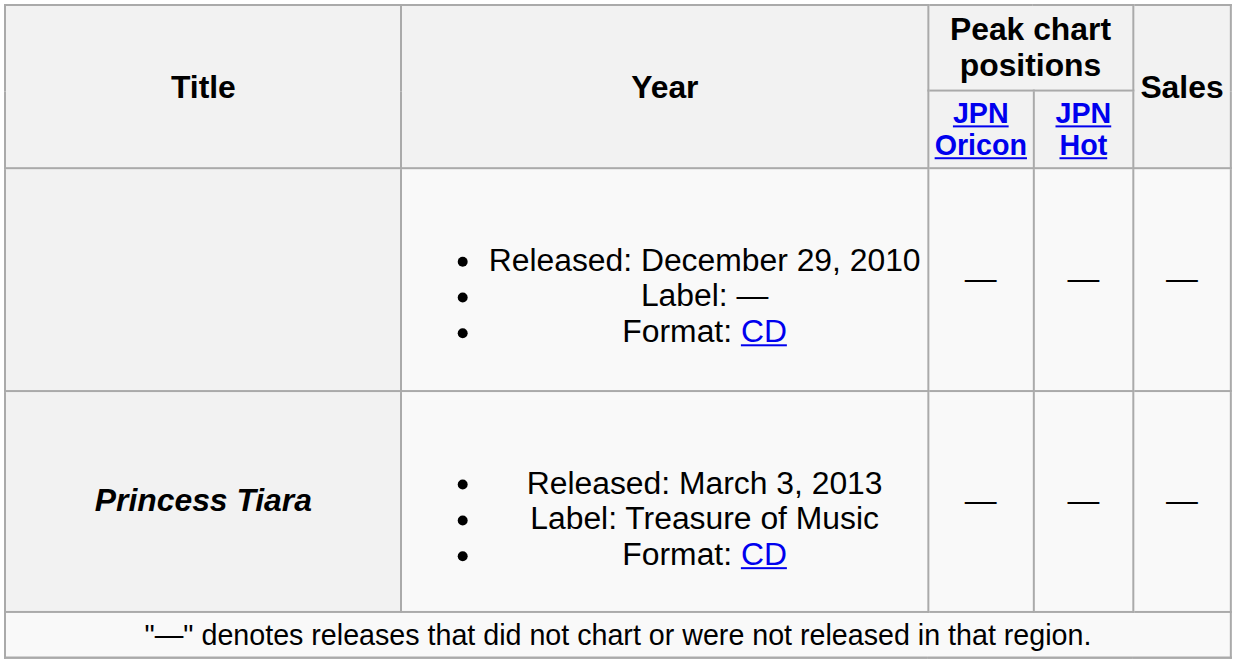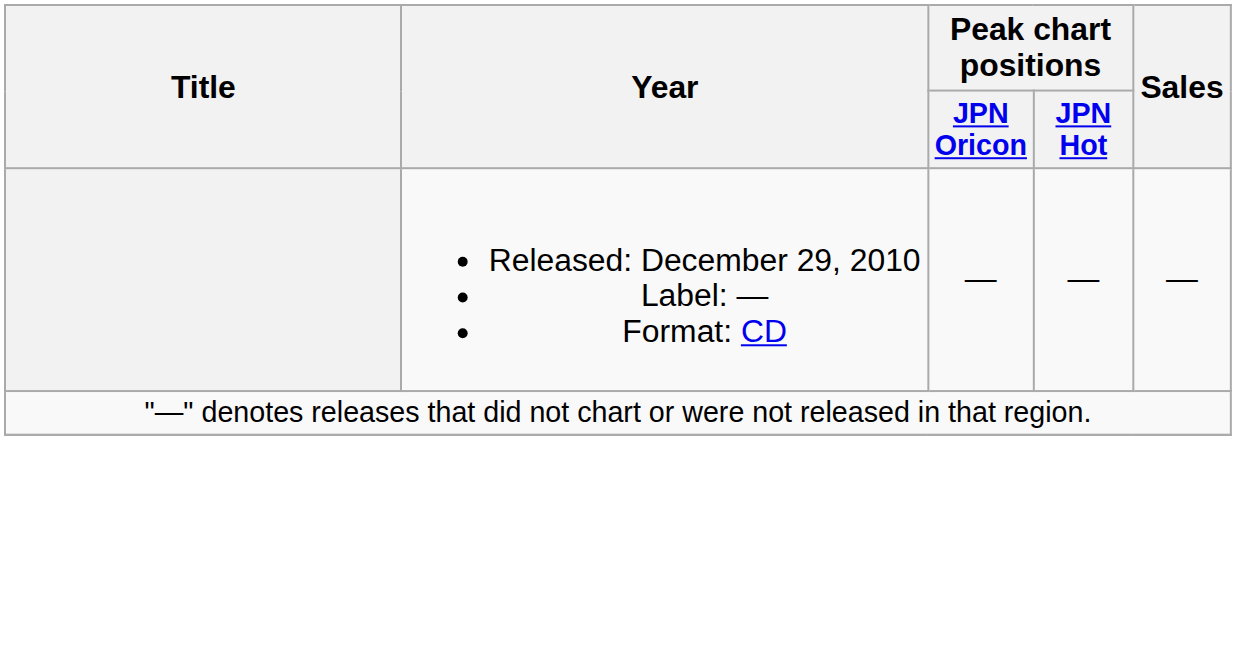- row: (203, 500)
